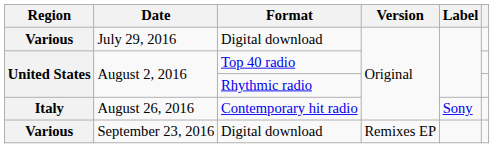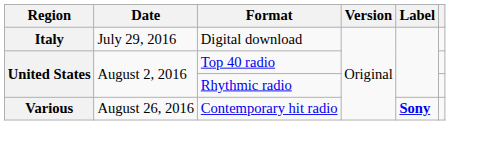(49, 39) Various -> (49, 39) Italy
(49, 108) Italy -> (49, 108) Various
(458, 108) normal -> (415, 108) bold
- row: (156, 131)
